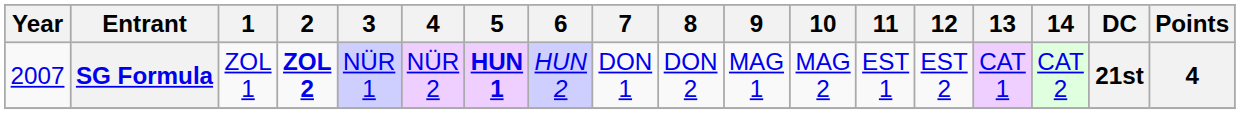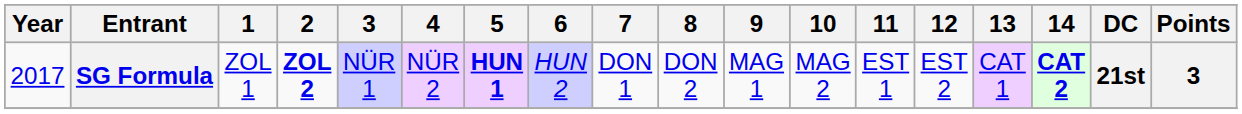(38, 75) 2007 -> (38, 75) 2017
(1061, 75) normal -> (1061, 75) bold
(1192, 75) 4 -> (1193, 75) 3
